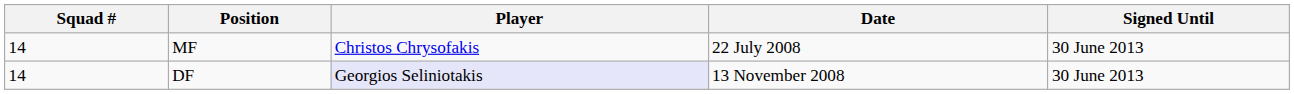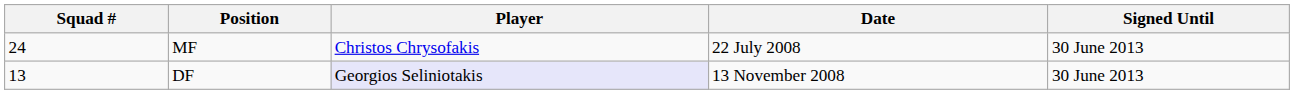(17, 47) 14 -> (17, 47) 24
(17, 75) 14 -> (17, 75) 13
